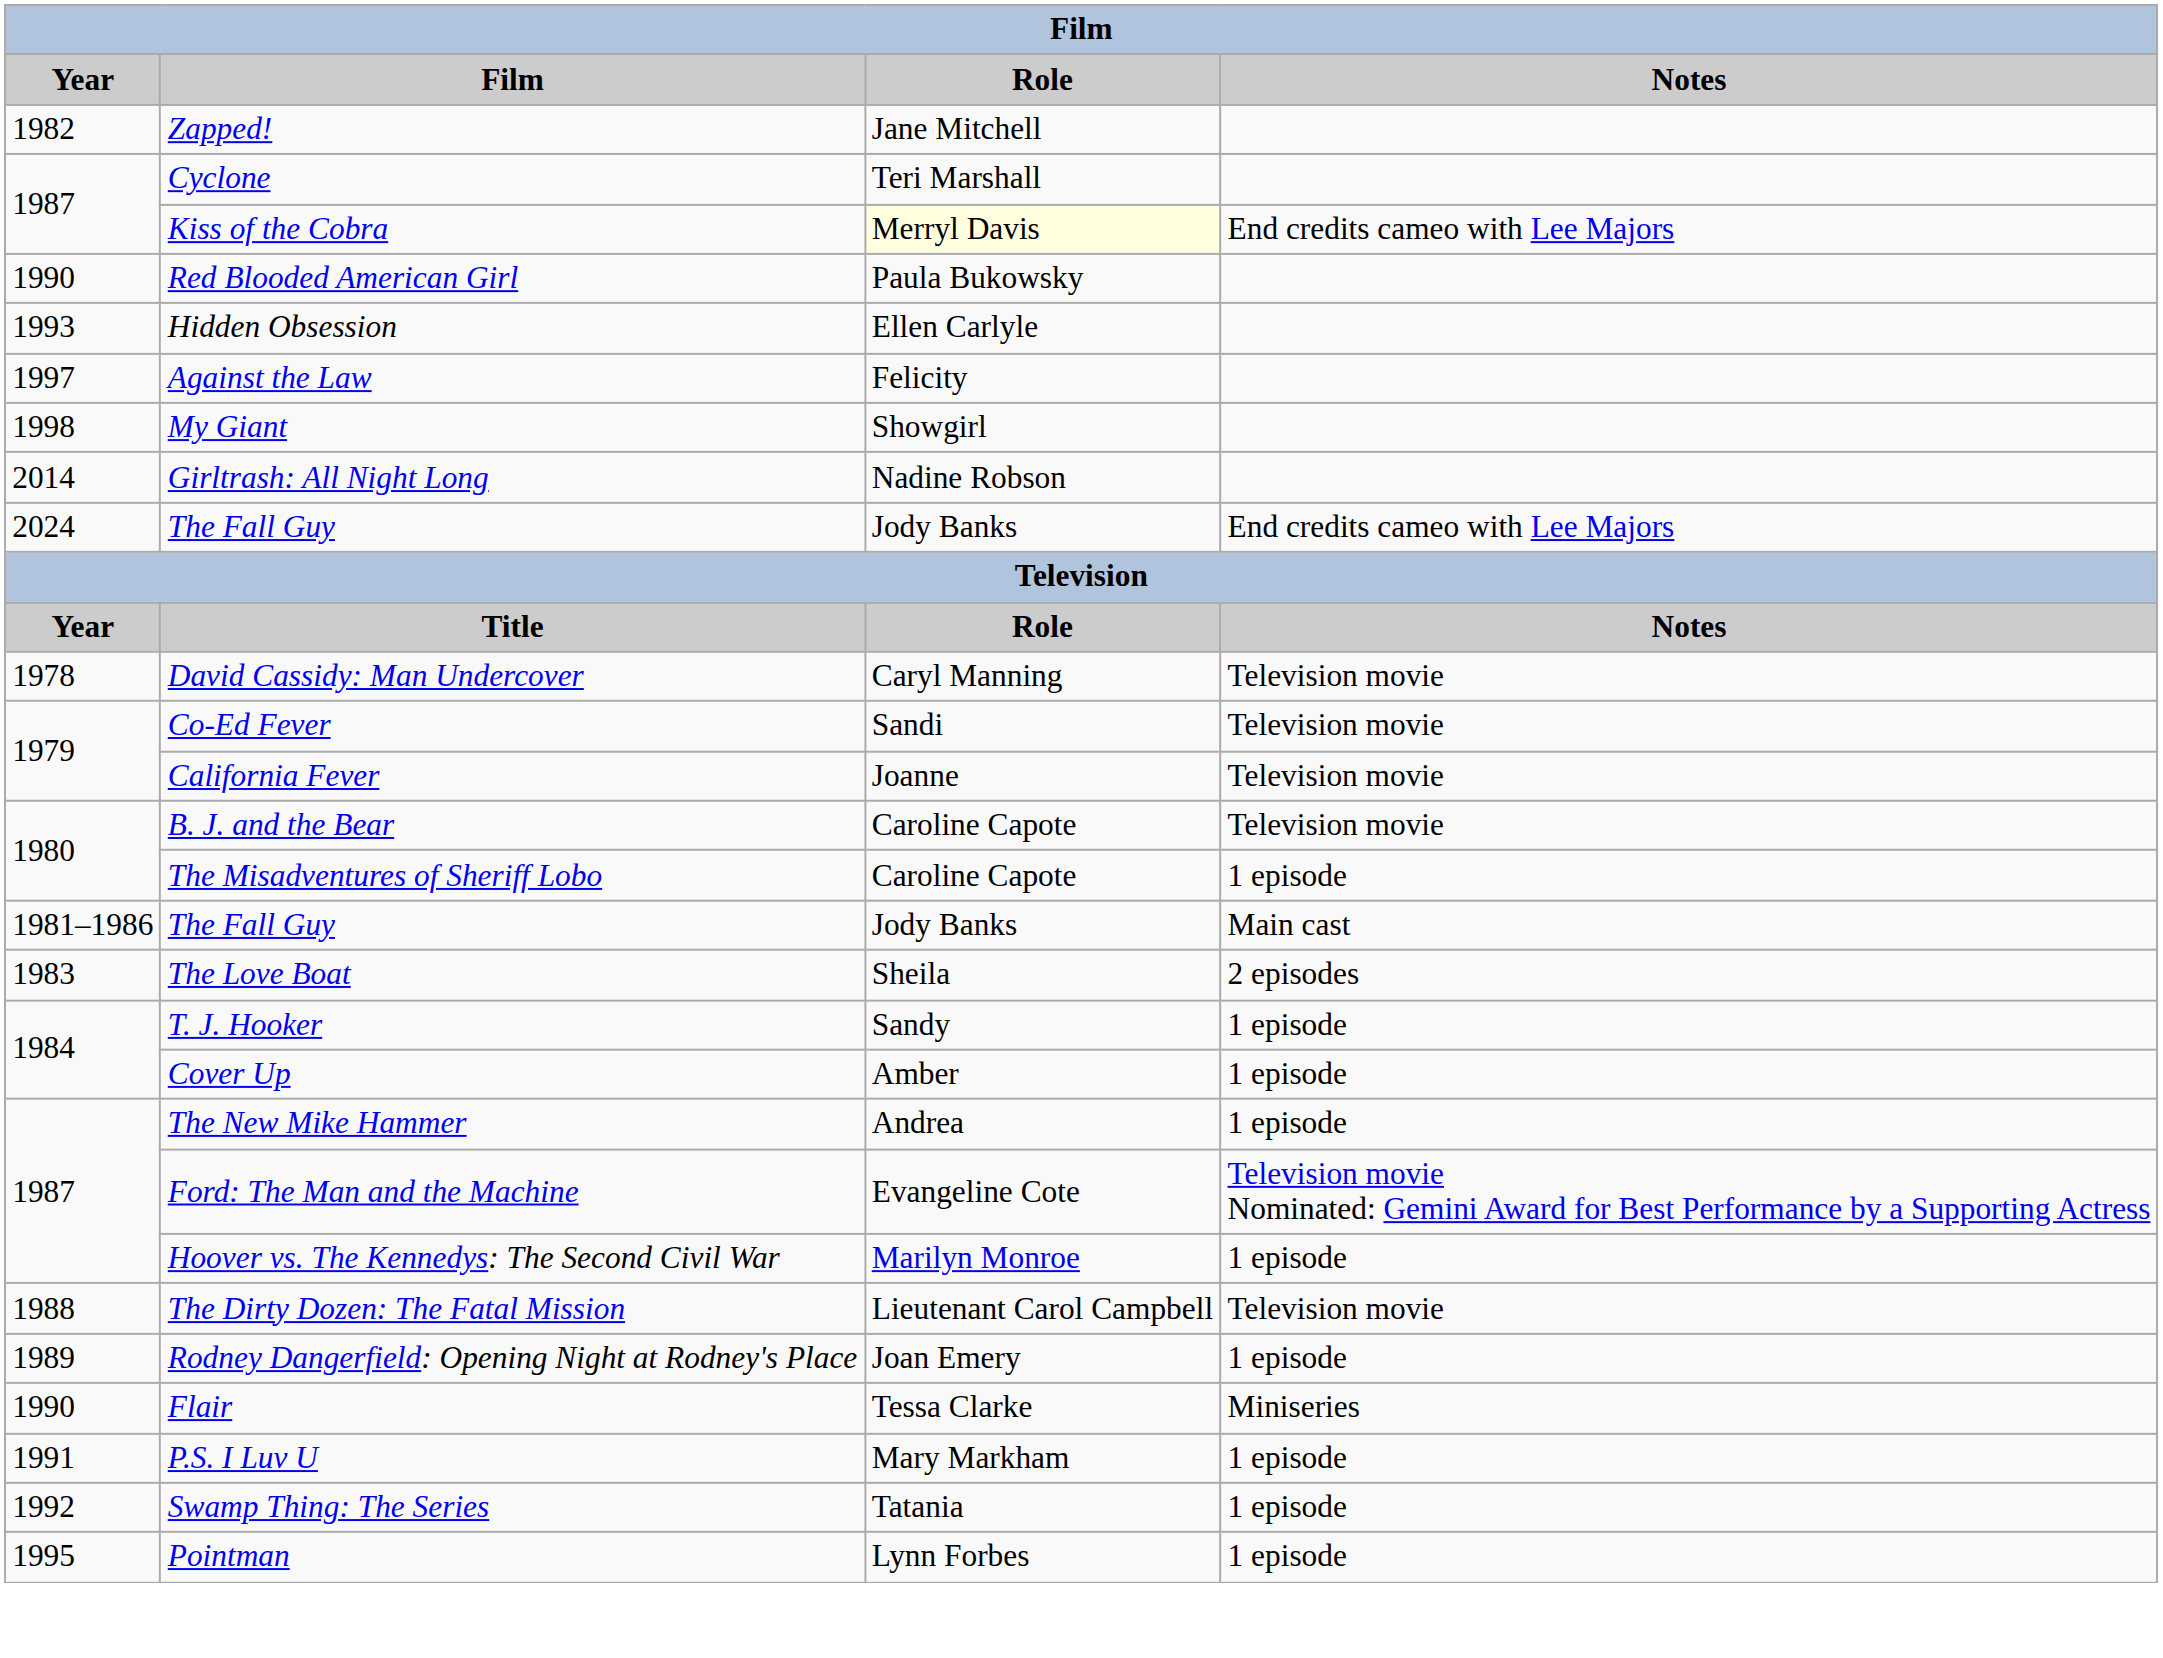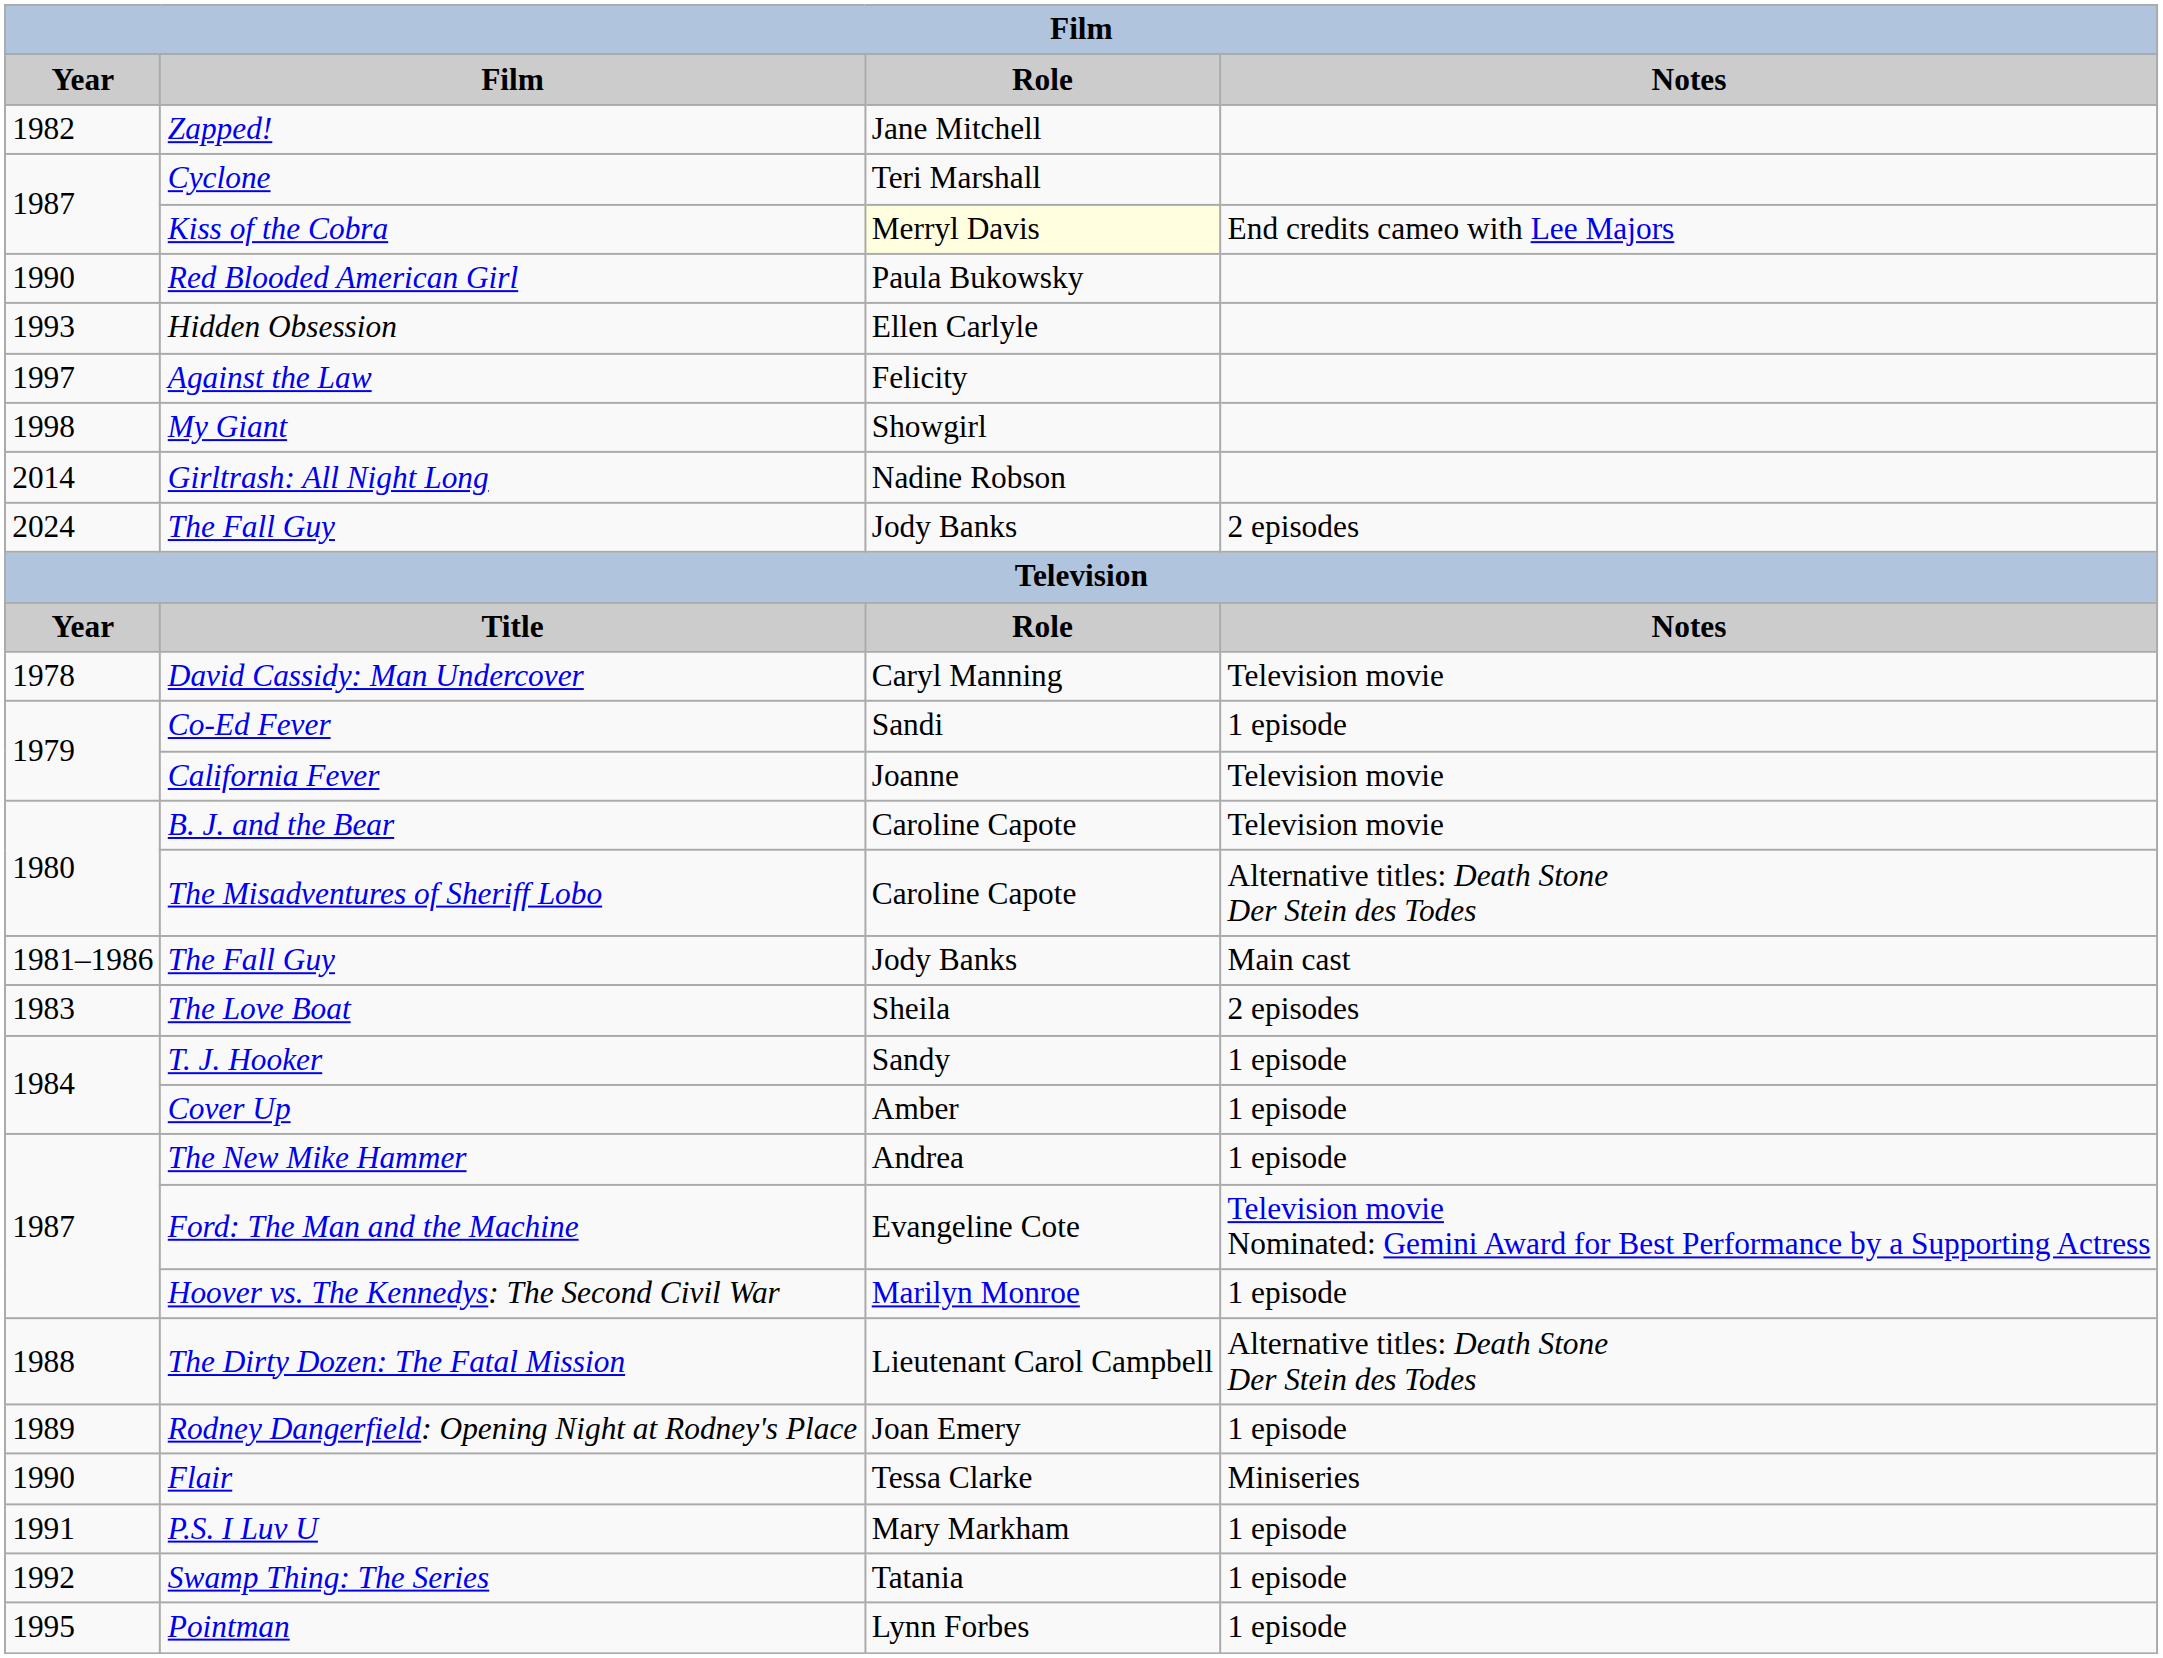(1451, 526) End credits cameo with Lee Majors -> (1293, 526) 2 episodes
(1336, 725) Television movie -> (1287, 725) 1 episode
(1287, 874) 1 episode -> (1418, 892) Alternative titles: Death Stone Der Stein des Todes
(1336, 1308) Television movie -> (1418, 1360) Alternative titles: Death Stone Der Stein des Todes
